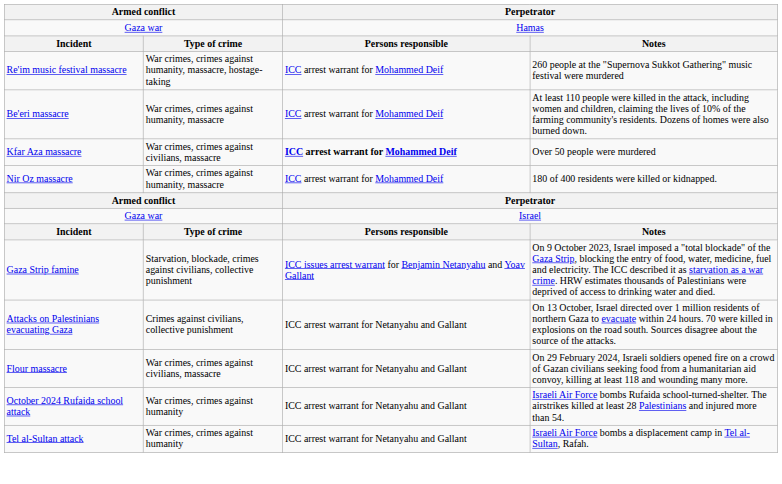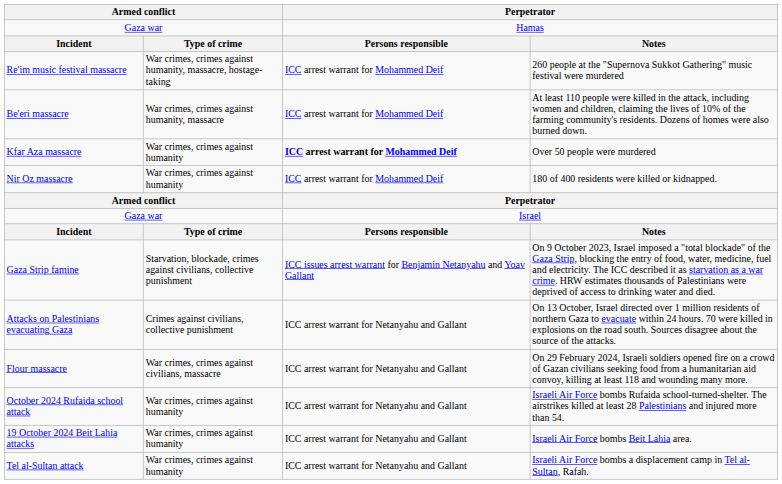(199, 152) War crimes, crimes against civilians, massacre -> (199, 152) War crimes, crimes against humanity
(199, 179) War crimes, crimes against humanity, massacre -> (199, 179) War crimes, crimes against humanity
+ row: (612, 439)
